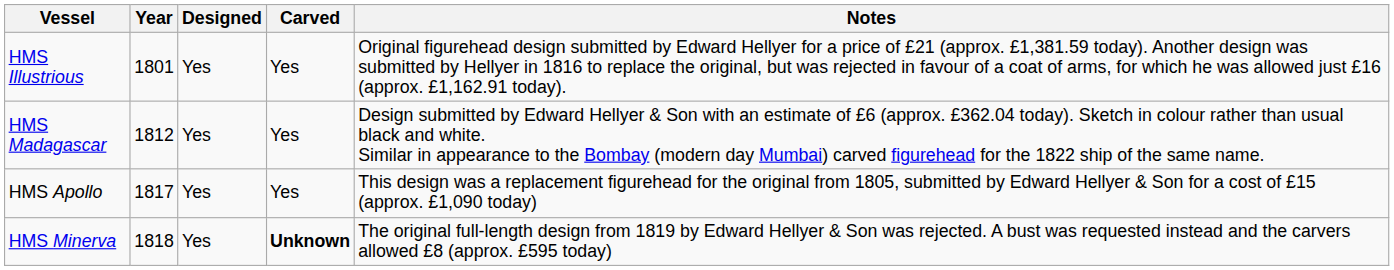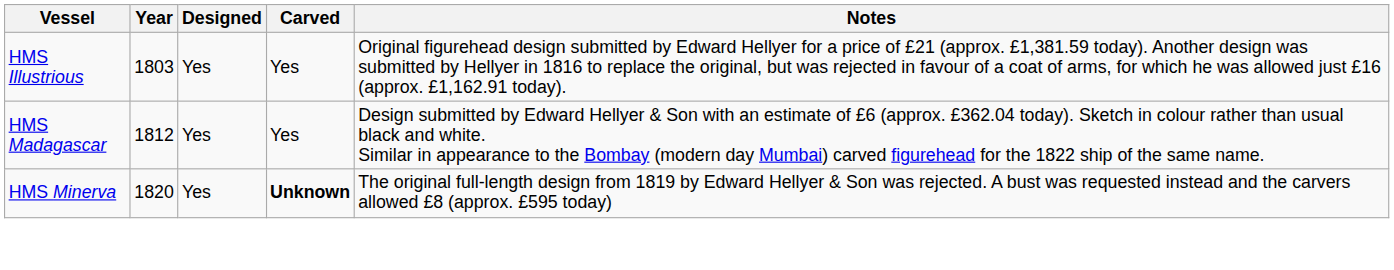(154, 66) 1801 -> (154, 66) 1803
- row: (56, 192)
(154, 241) 1818 -> (154, 192) 1820
